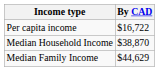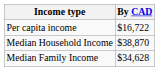(133, 58) $44,629 -> (133, 58) $34,628
